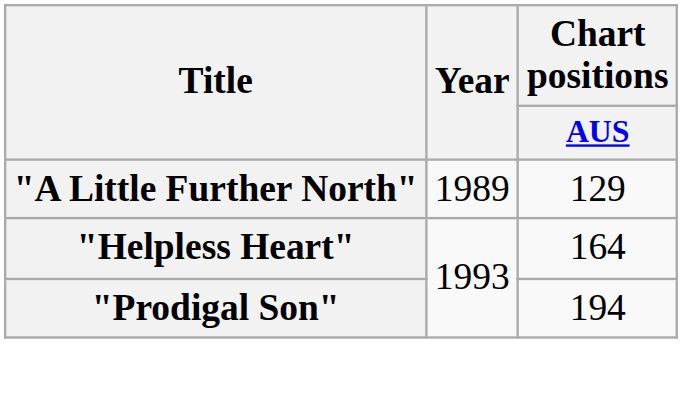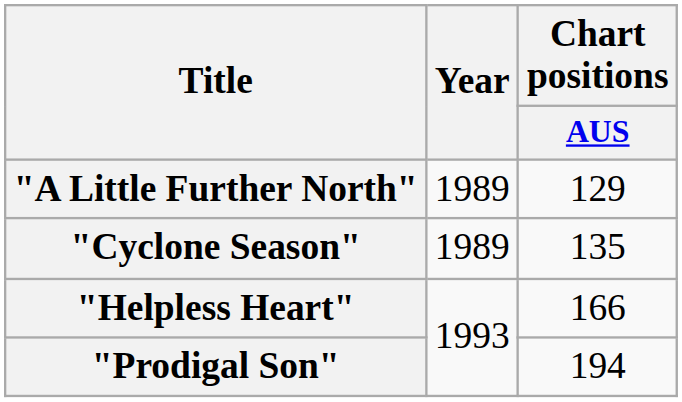+ row: (216, 247)
(598, 247) 164 -> (598, 306) 166
